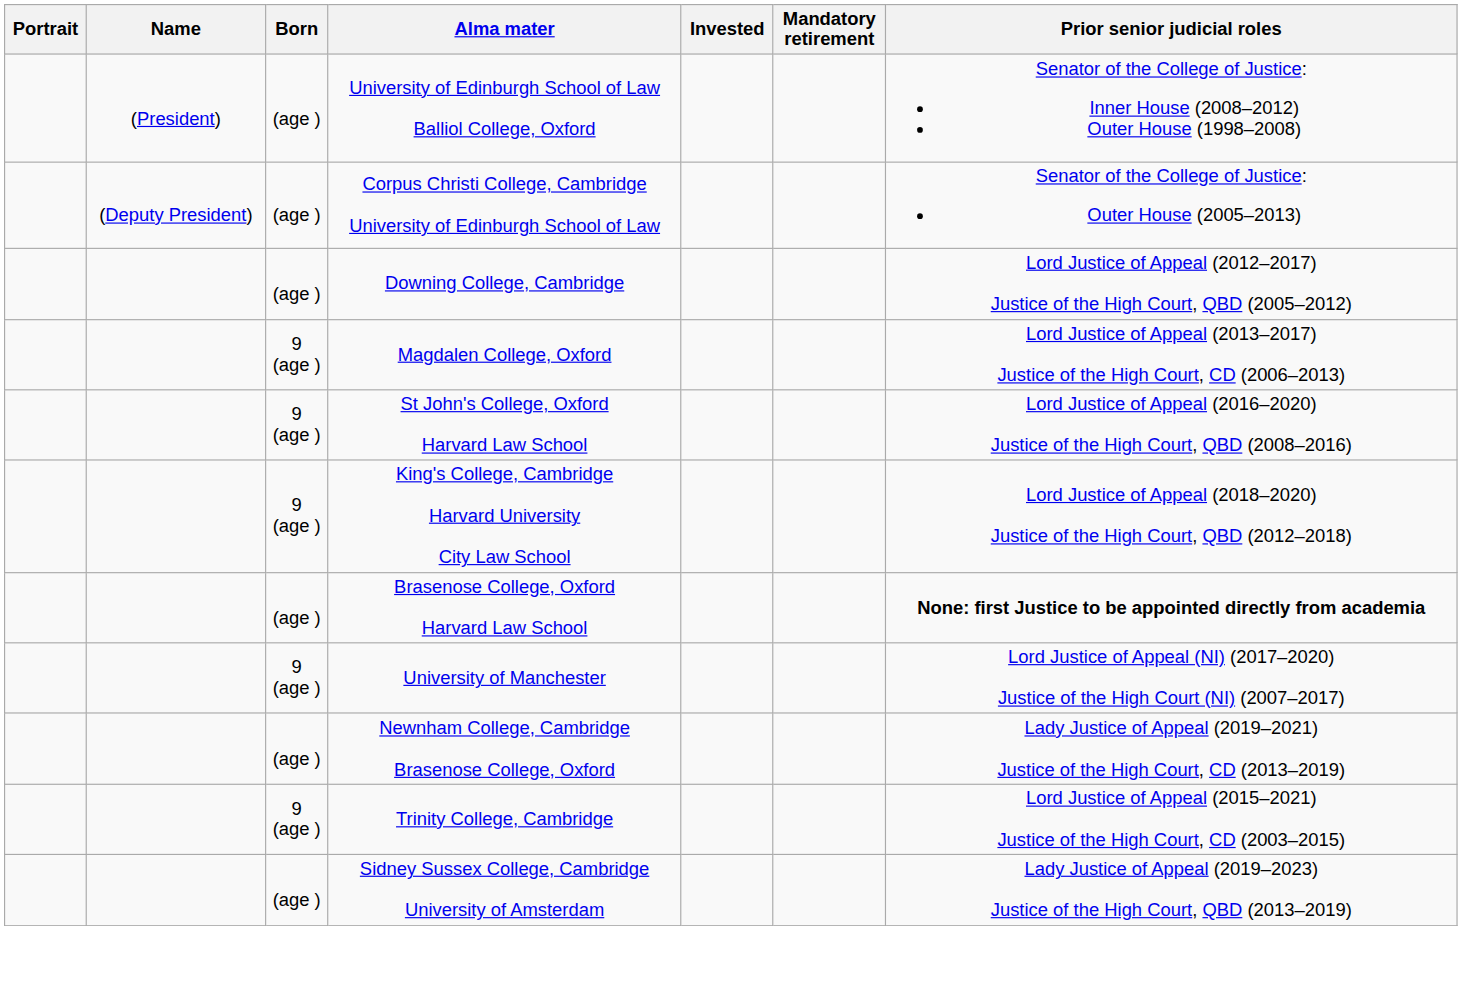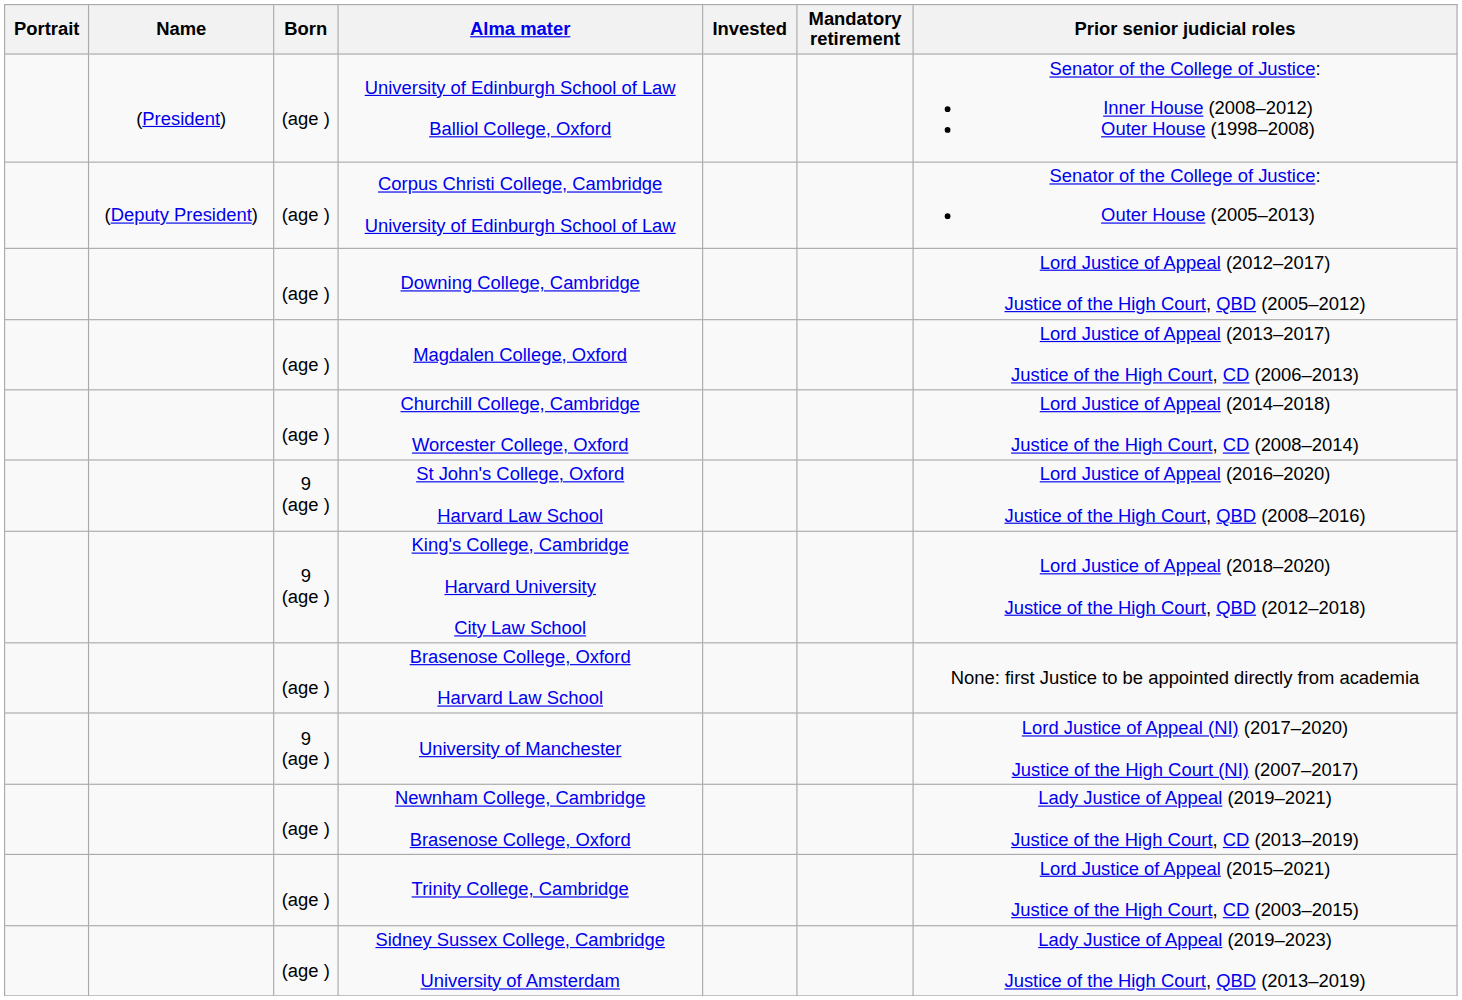(297, 354) 9 (age ) -> (306, 364) (age )
+ row: (520, 424)
(1171, 607) bold -> (1185, 678) normal
(297, 819) 9 (age ) -> (306, 900) (age )
